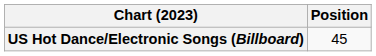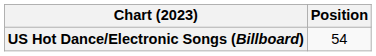(339, 39) 45 -> (339, 39) 54
